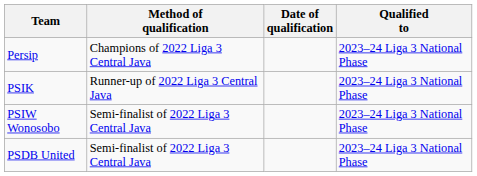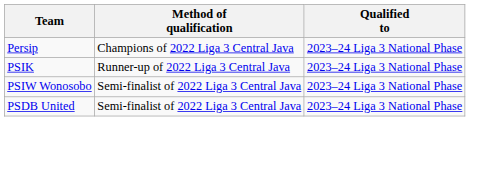- column: (300, 21)
